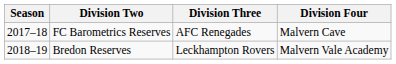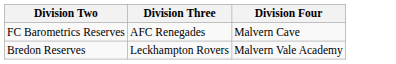- column: (27, 13)
